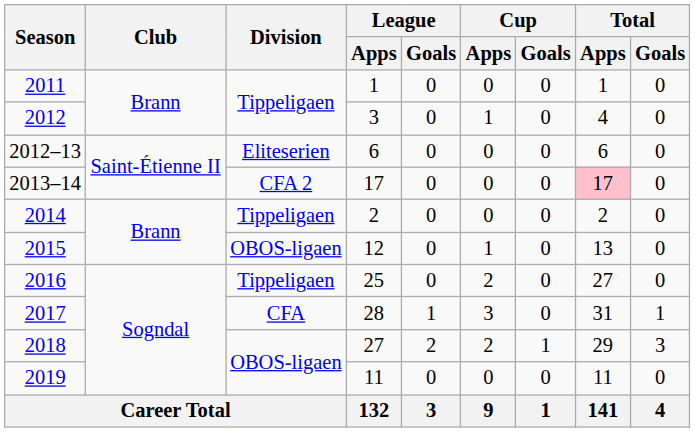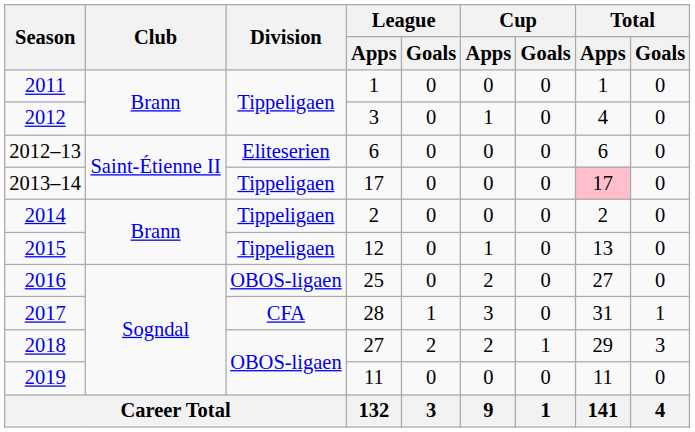(286, 183) CFA 2 -> (286, 183) Tippeligaen
(286, 248) OBOS-ligaen -> (286, 248) Tippeligaen
(286, 280) Tippeligaen -> (286, 280) OBOS-ligaen
